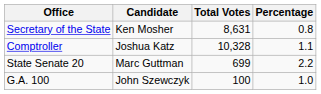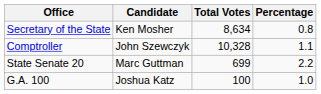(237, 30) 8,631 -> (237, 30) 8,634
(145, 47) Joshua Katz -> (152, 47) John Szewczyk
(152, 81) John Szewczyk -> (145, 81) Joshua Katz
